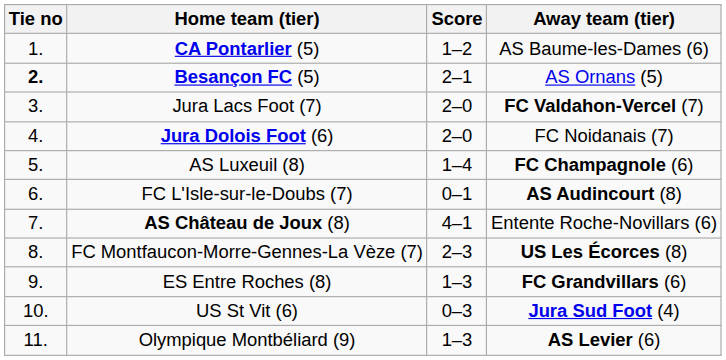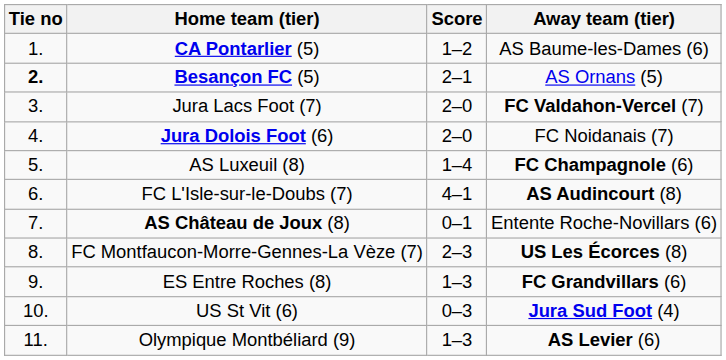(457, 194) 0–1 -> (457, 194) 4–1
(457, 223) 4–1 -> (457, 223) 0–1
